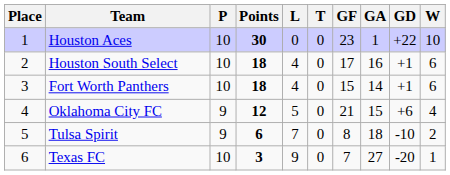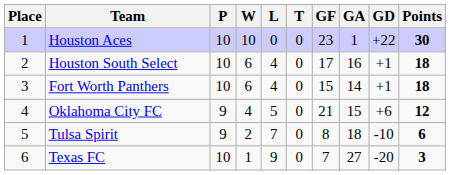columns swapped: (433, 16) <-> (259, 16)
